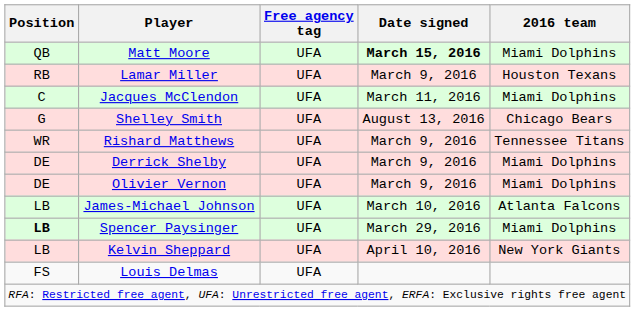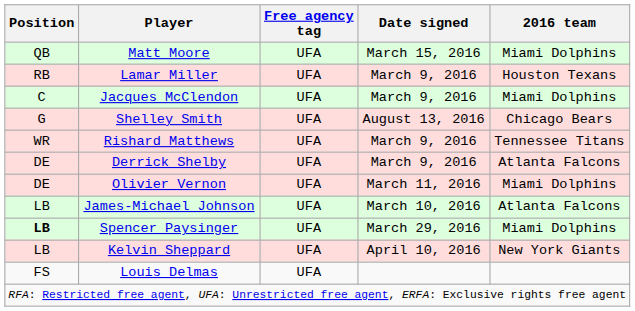(424, 53) bold -> (424, 53) normal
(424, 97) March 11, 2016 -> (424, 97) March 9, 2016
(559, 163) Miami Dolphins -> (559, 163) Atlanta Falcons
(424, 185) March 9, 2016 -> (424, 185) March 11, 2016
